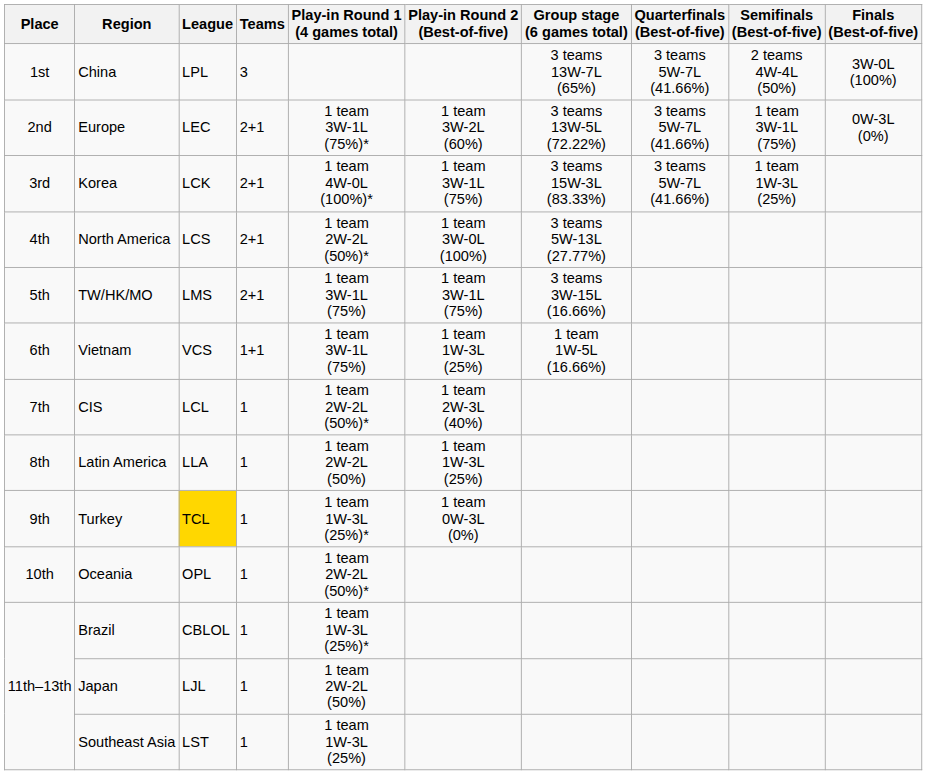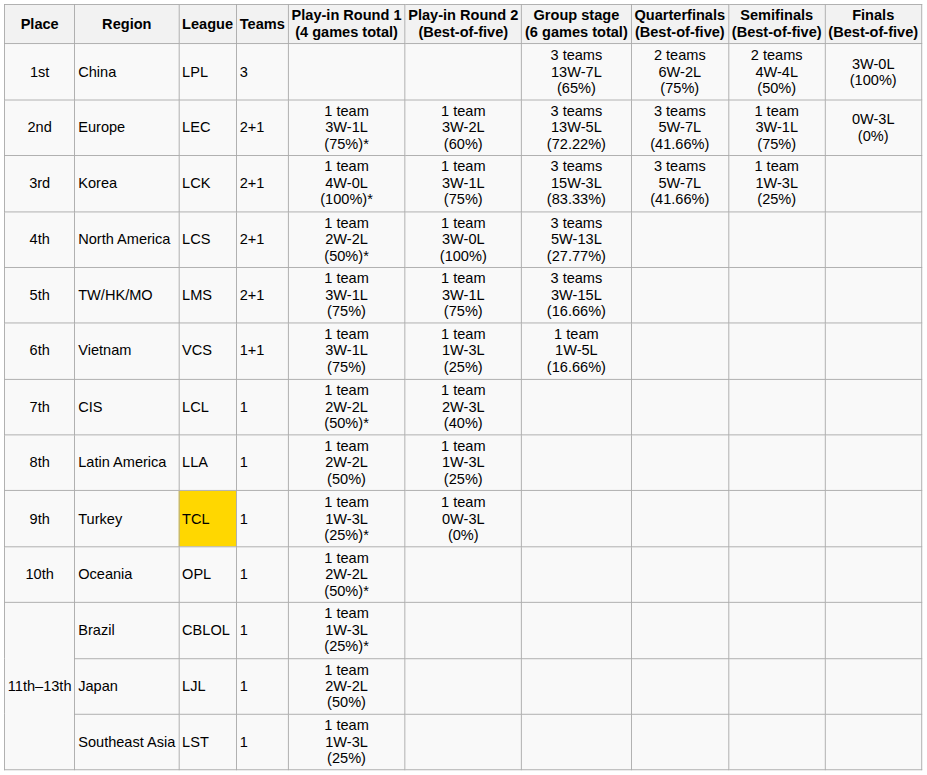(680, 71) 3 teams 5W-7L (41.66%) -> (680, 71) 2 teams 6W-2L (75%)
